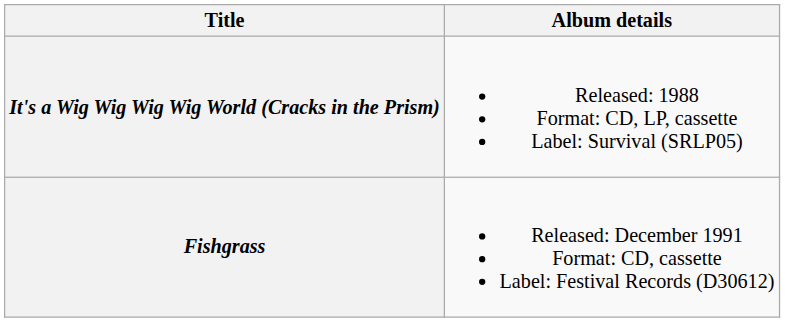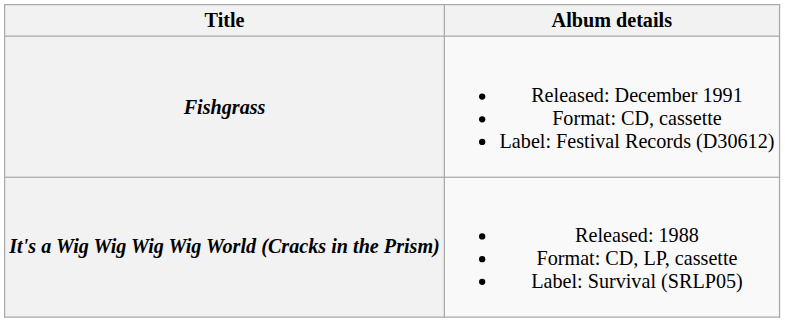rows swapped: (225, 106) <-> (225, 246)
